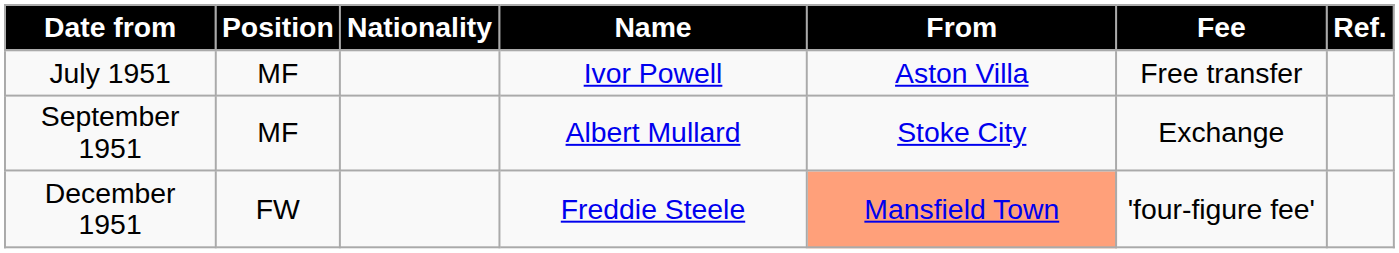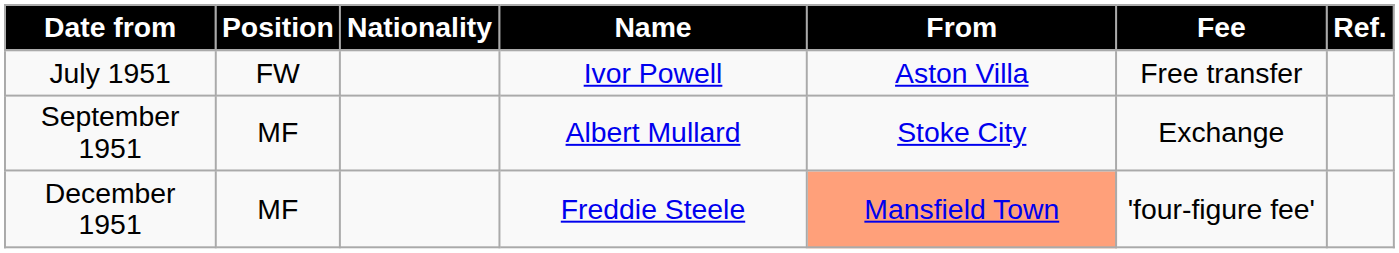(278, 73) MF -> (278, 73) FW
(278, 210) FW -> (278, 210) MF
